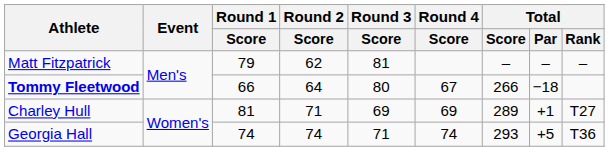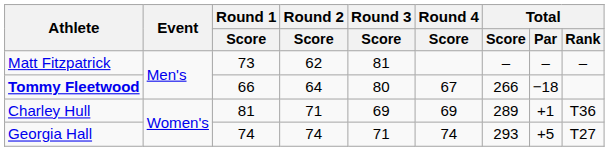(246, 63) 79 -> (246, 63) 73
(583, 111) T27 -> (583, 111) T36
(583, 135) T36 -> (583, 135) T27
